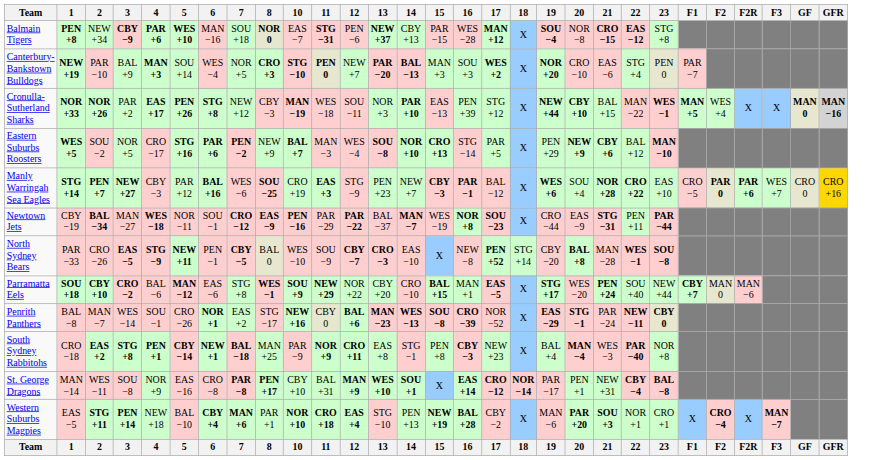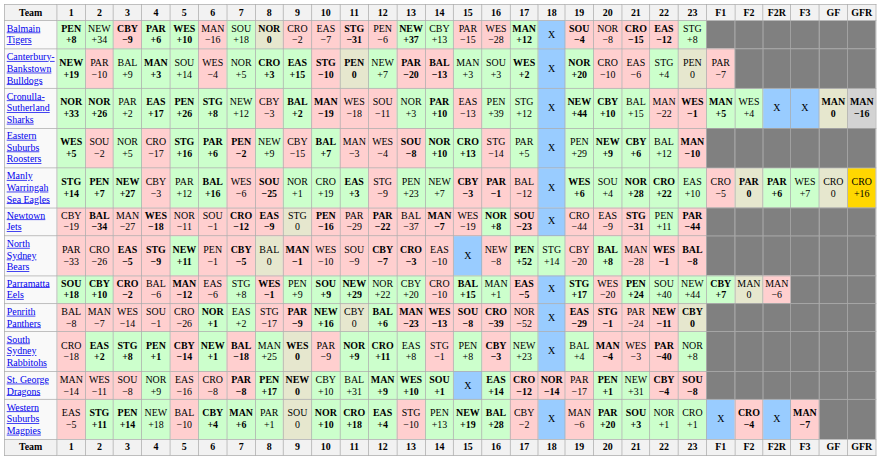+ column: (297, 12)
(664, 255) SOU −8 -> (692, 255) BAL −8
(579, 385) normal -> (608, 385) bold
(664, 385) BAL −8 -> (692, 385) SOU −8
